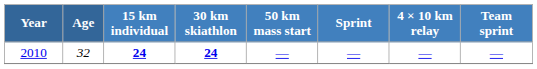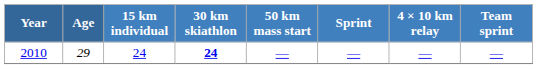(83, 53) 32 -> (83, 53) 29
(139, 53) bold -> (139, 53) normal
